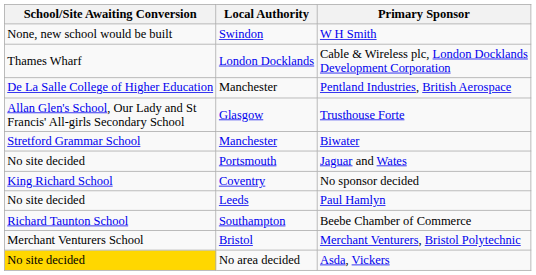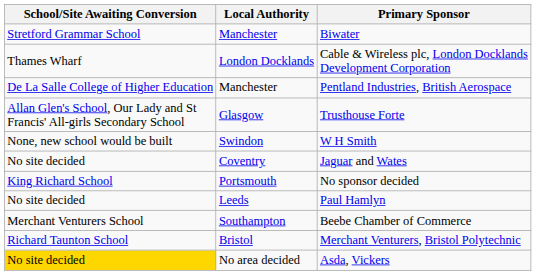rows swapped: (340, 141) <-> (348, 34)
(248, 161) Portsmouth -> (242, 161) Coventry
(242, 181) Coventry -> (248, 181) Portsmouth
(68, 220) Richard Taunton School -> (75, 220) Merchant Venturers School
(75, 240) Merchant Venturers School -> (68, 240) Richard Taunton School
